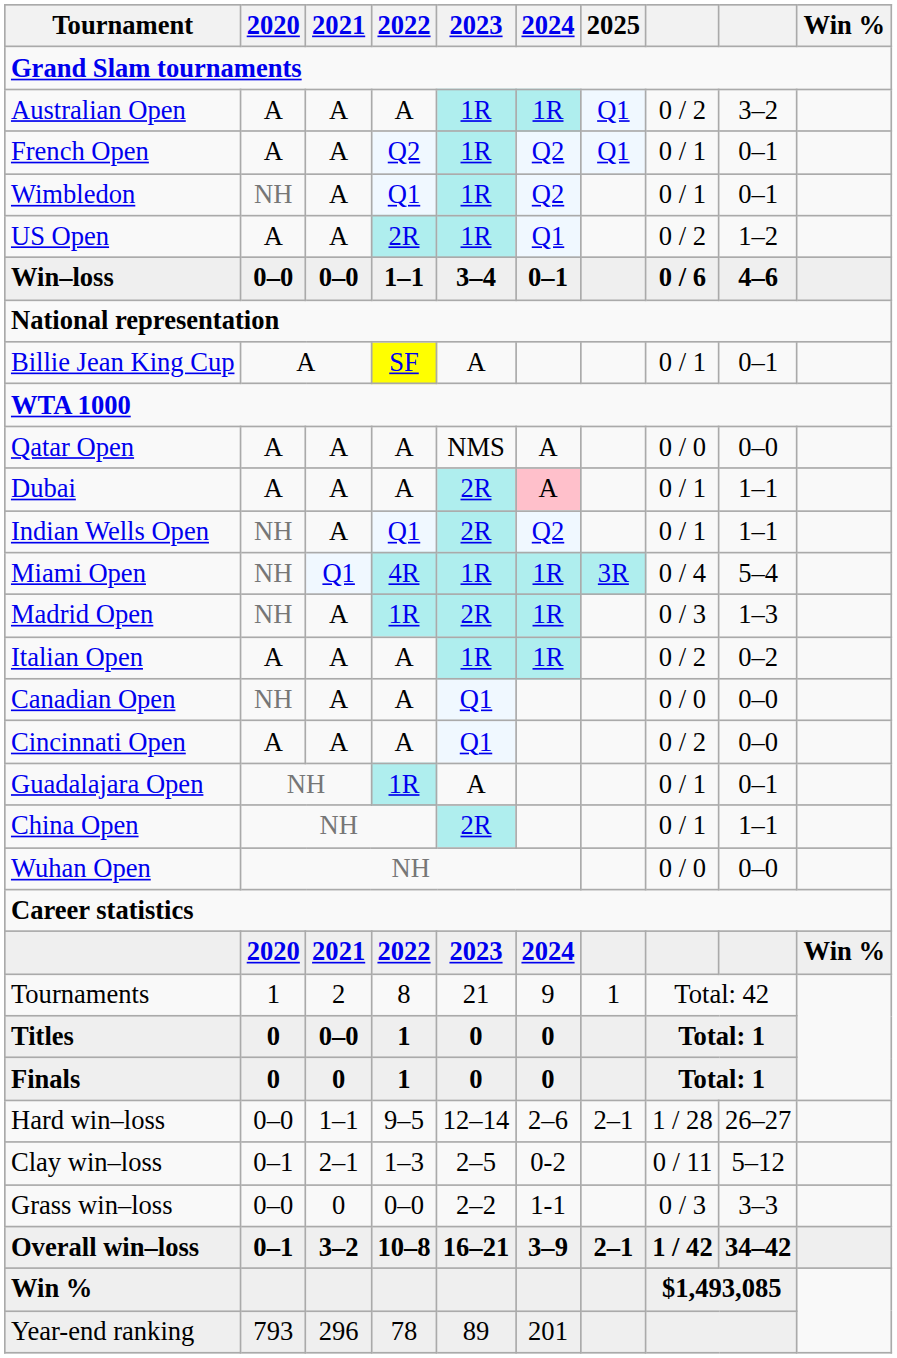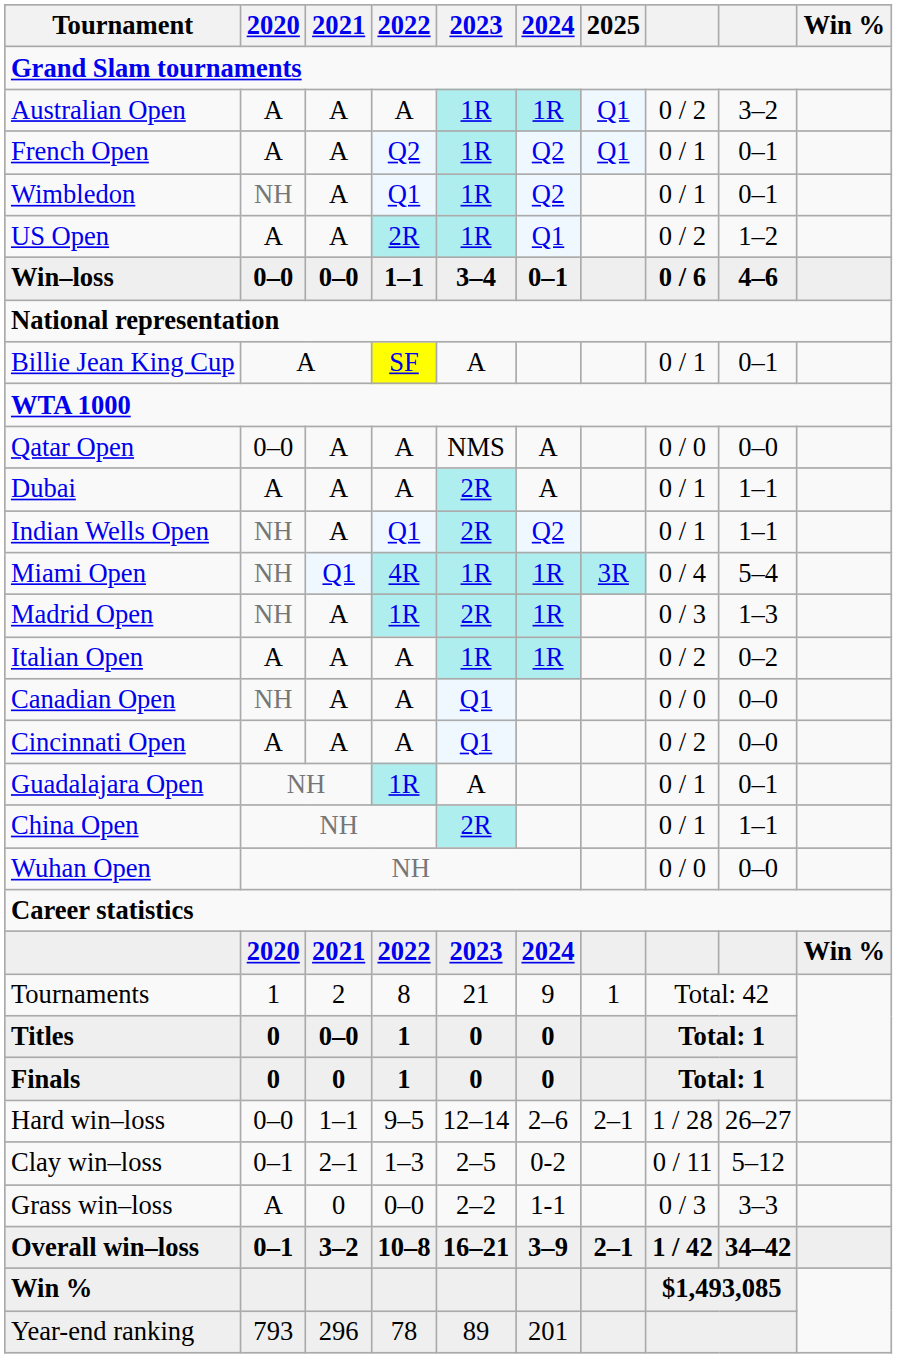(273, 446) A -> (273, 446) 0–0
(548, 488) pink background -> (548, 488) no background
(273, 1204) 0–0 -> (273, 1204) A
